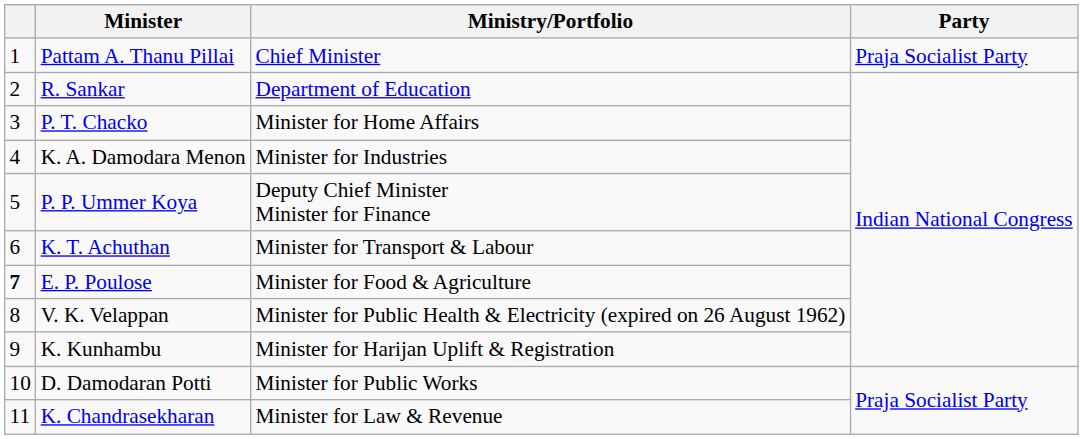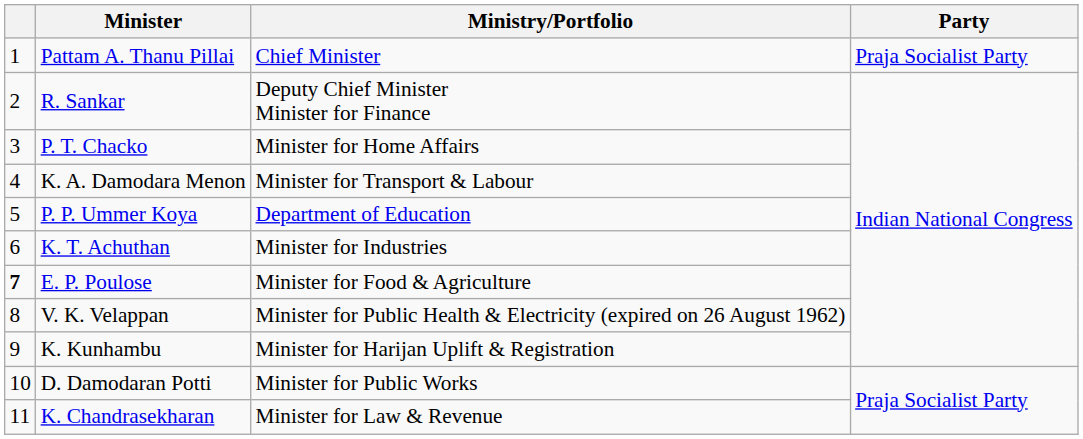(363, 88) Department of Education -> (352, 100) Deputy Chief Minister Minister for Finance
(351, 156) Minister for Industries -> (394, 180) Minister for Transport & Labour
(352, 202) Deputy Chief Minister Minister for Finance -> (363, 214) Department of Education
(394, 247) Minister for Transport & Labour -> (351, 247) Minister for Industries
